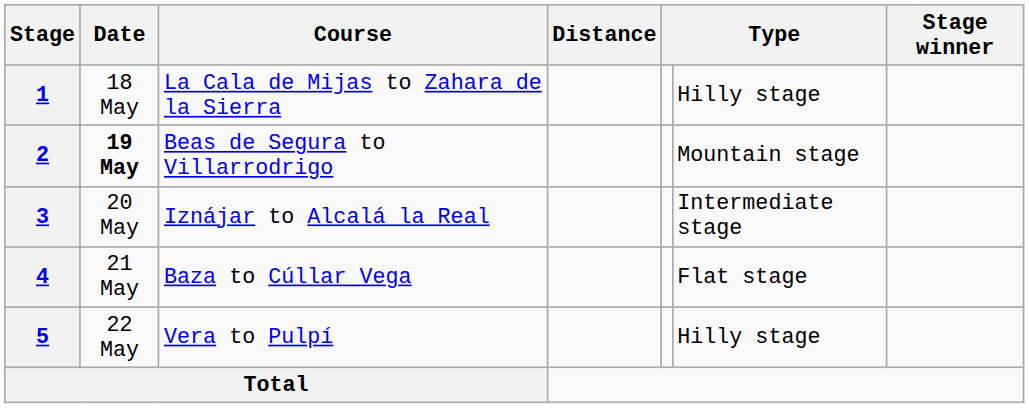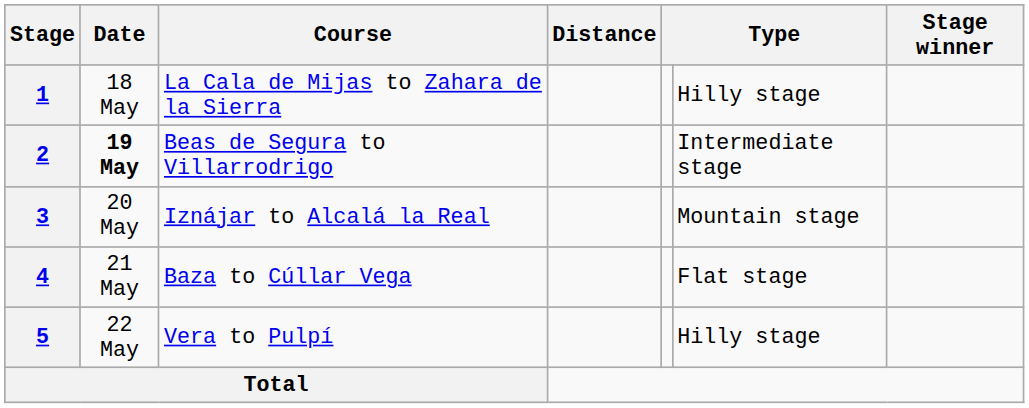(768, 156) Mountain stage -> (755, 156) Intermediate stage
(755, 216) Intermediate stage -> (768, 216) Mountain stage
